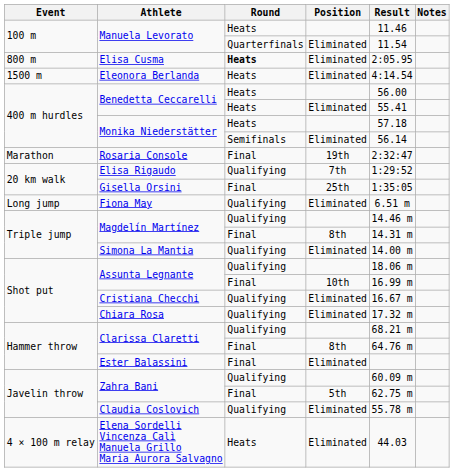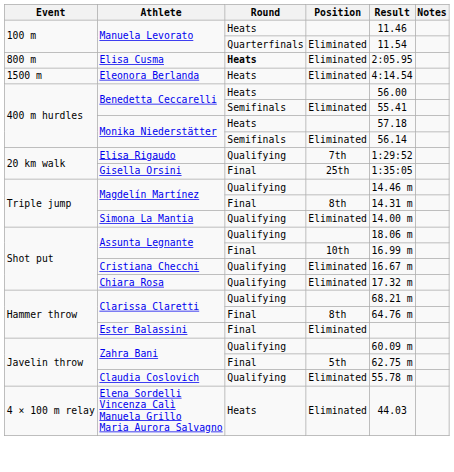(242, 108) Heats -> (257, 108) Semifinals
- row: (143, 155)
- row: (126, 203)
